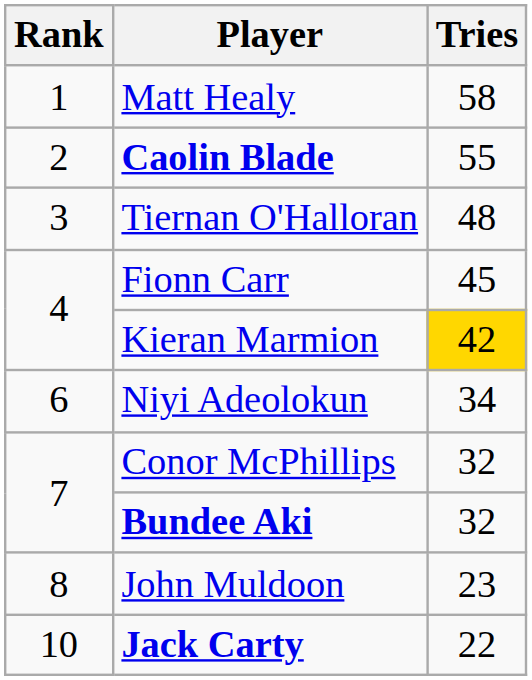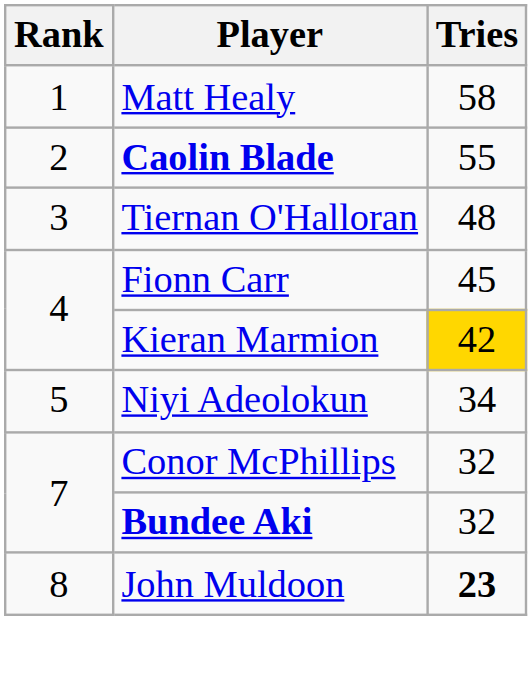(59, 400) 6 -> (59, 400) 5
(477, 583) normal -> (477, 583) bold
- row: (213, 643)
